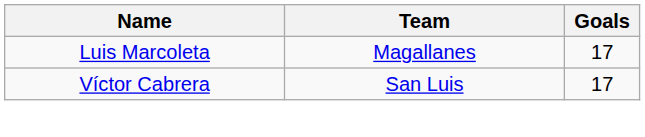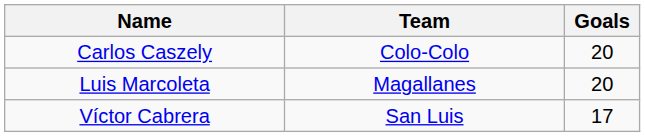+ row: (145, 52)
(602, 52) 17 -> (602, 84) 20
